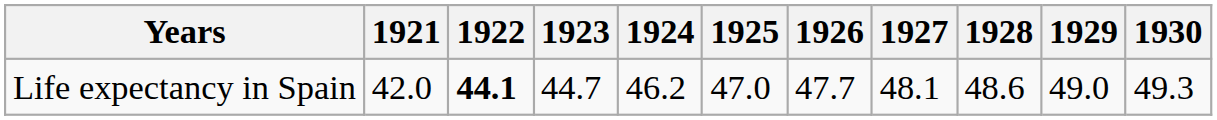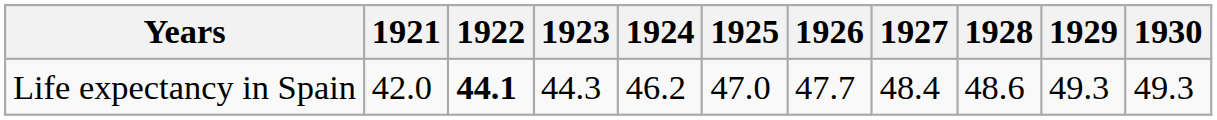(571, 86) 44.7 -> (571, 86) 44.3
(910, 86) 48.1 -> (910, 86) 48.4
(1079, 86) 49.0 -> (1079, 86) 49.3
